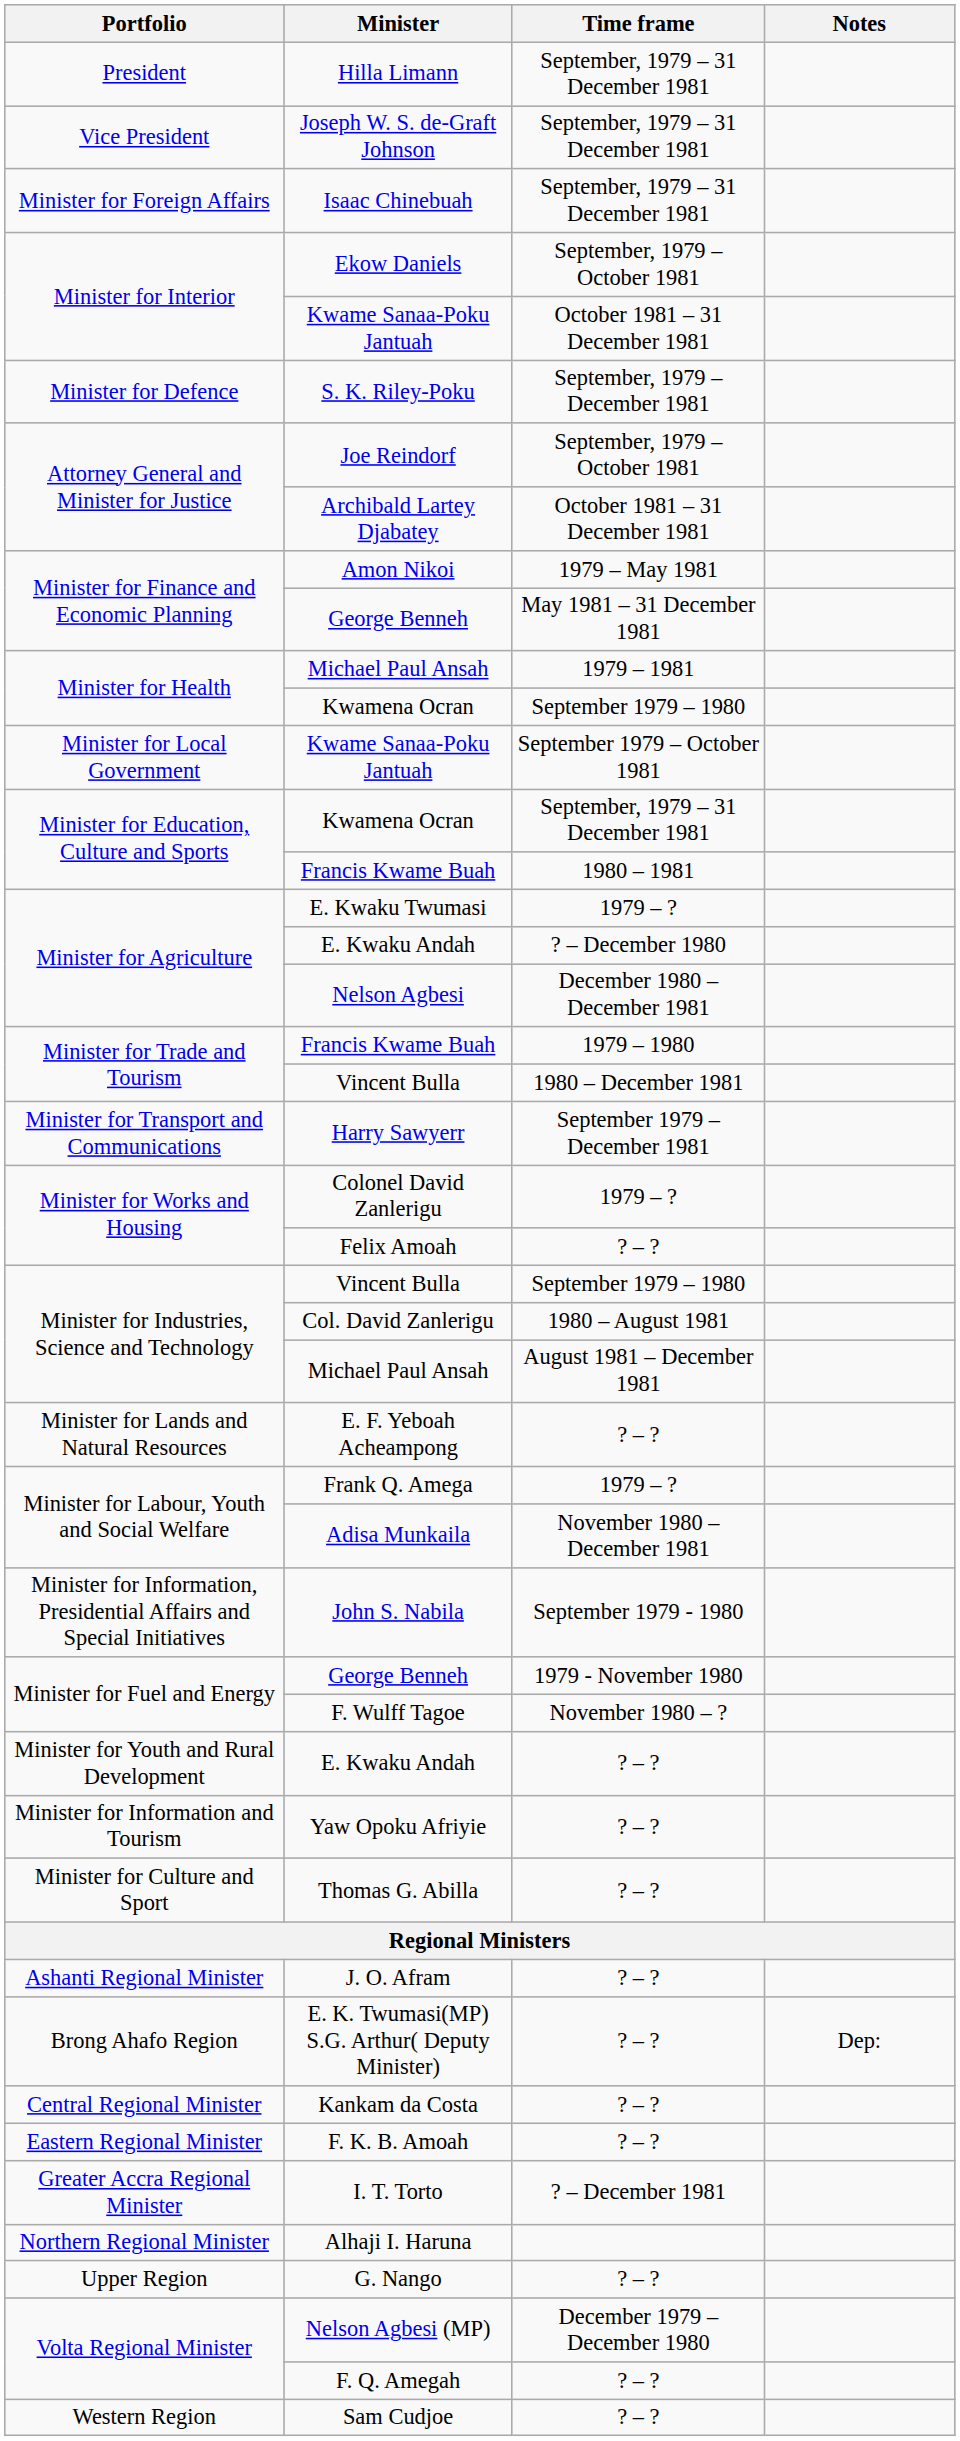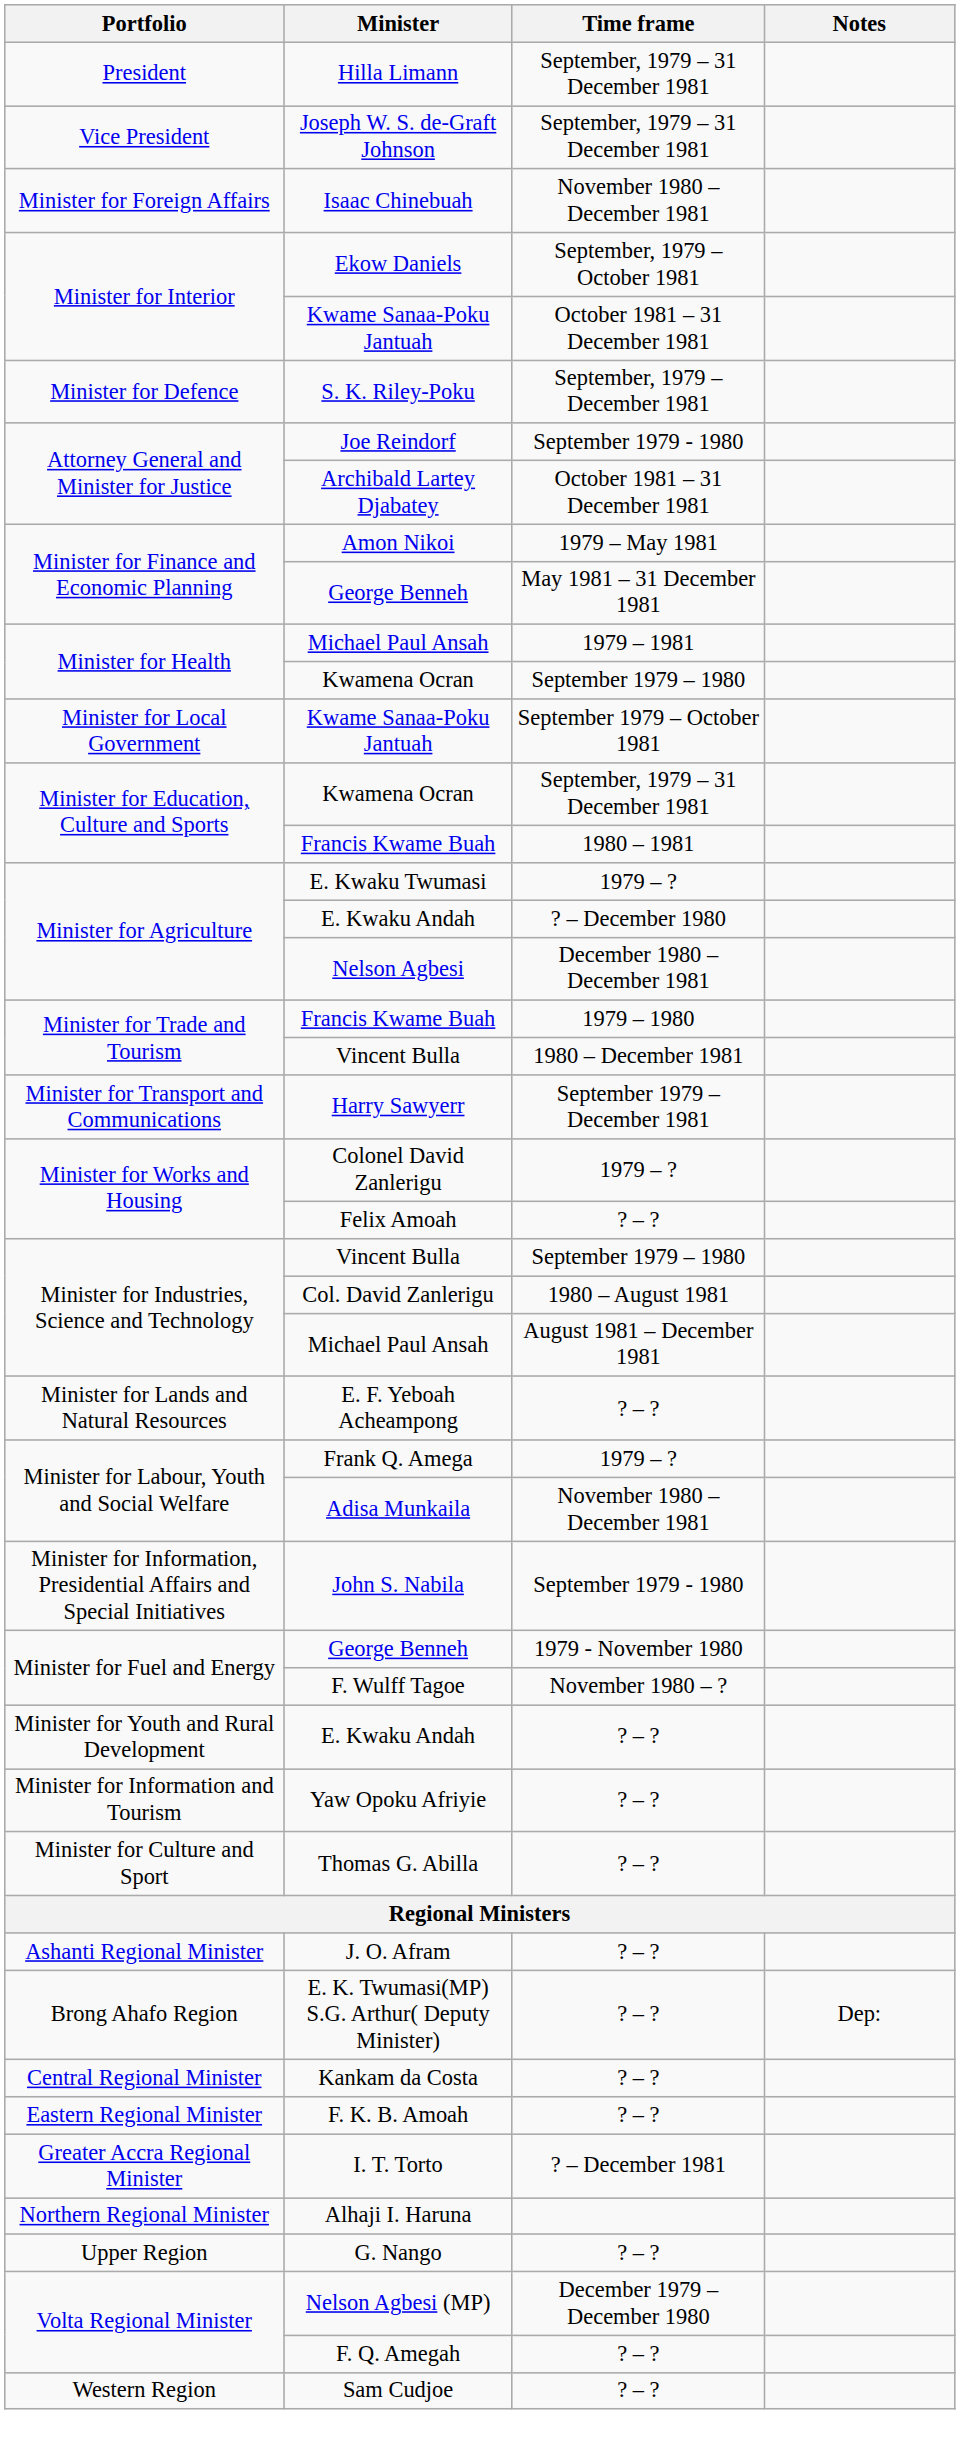(638, 200) September, 1979 – 31 December 1981 -> (638, 200) November 1980 – December 1981
(638, 455) September, 1979 – October 1981 -> (638, 441) September 1979 - 1980
